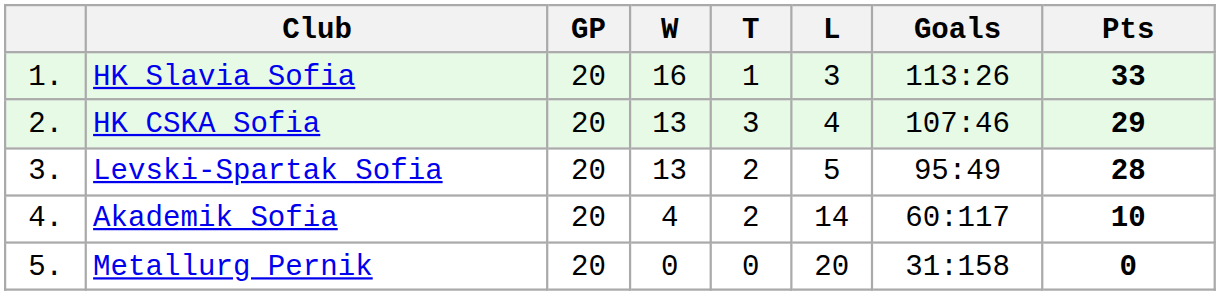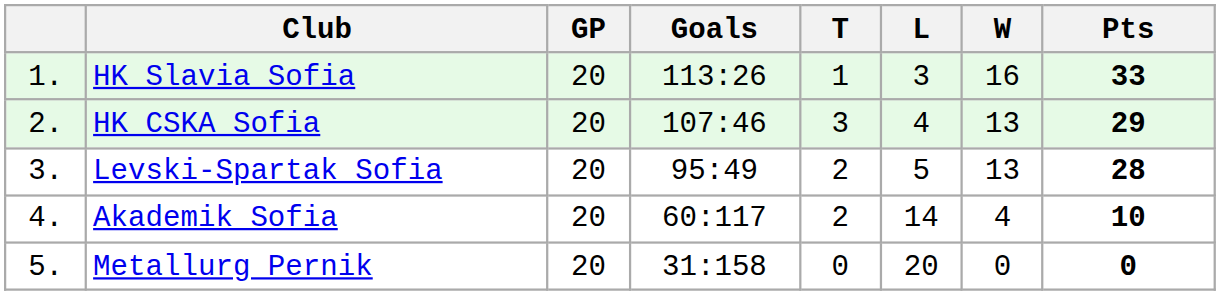columns swapped: (670, 29) <-> (958, 29)
